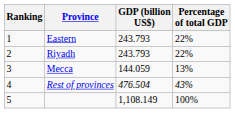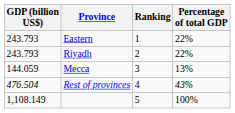columns swapped: (24, 17) <-> (144, 17)
